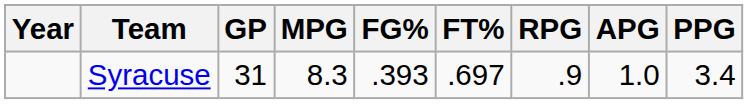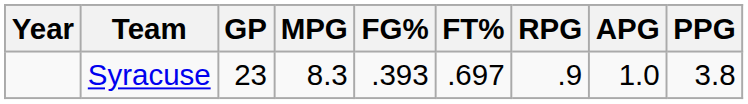(251, 75) 31 -> (251, 75) 23
(715, 75) 3.4 -> (715, 75) 3.8
